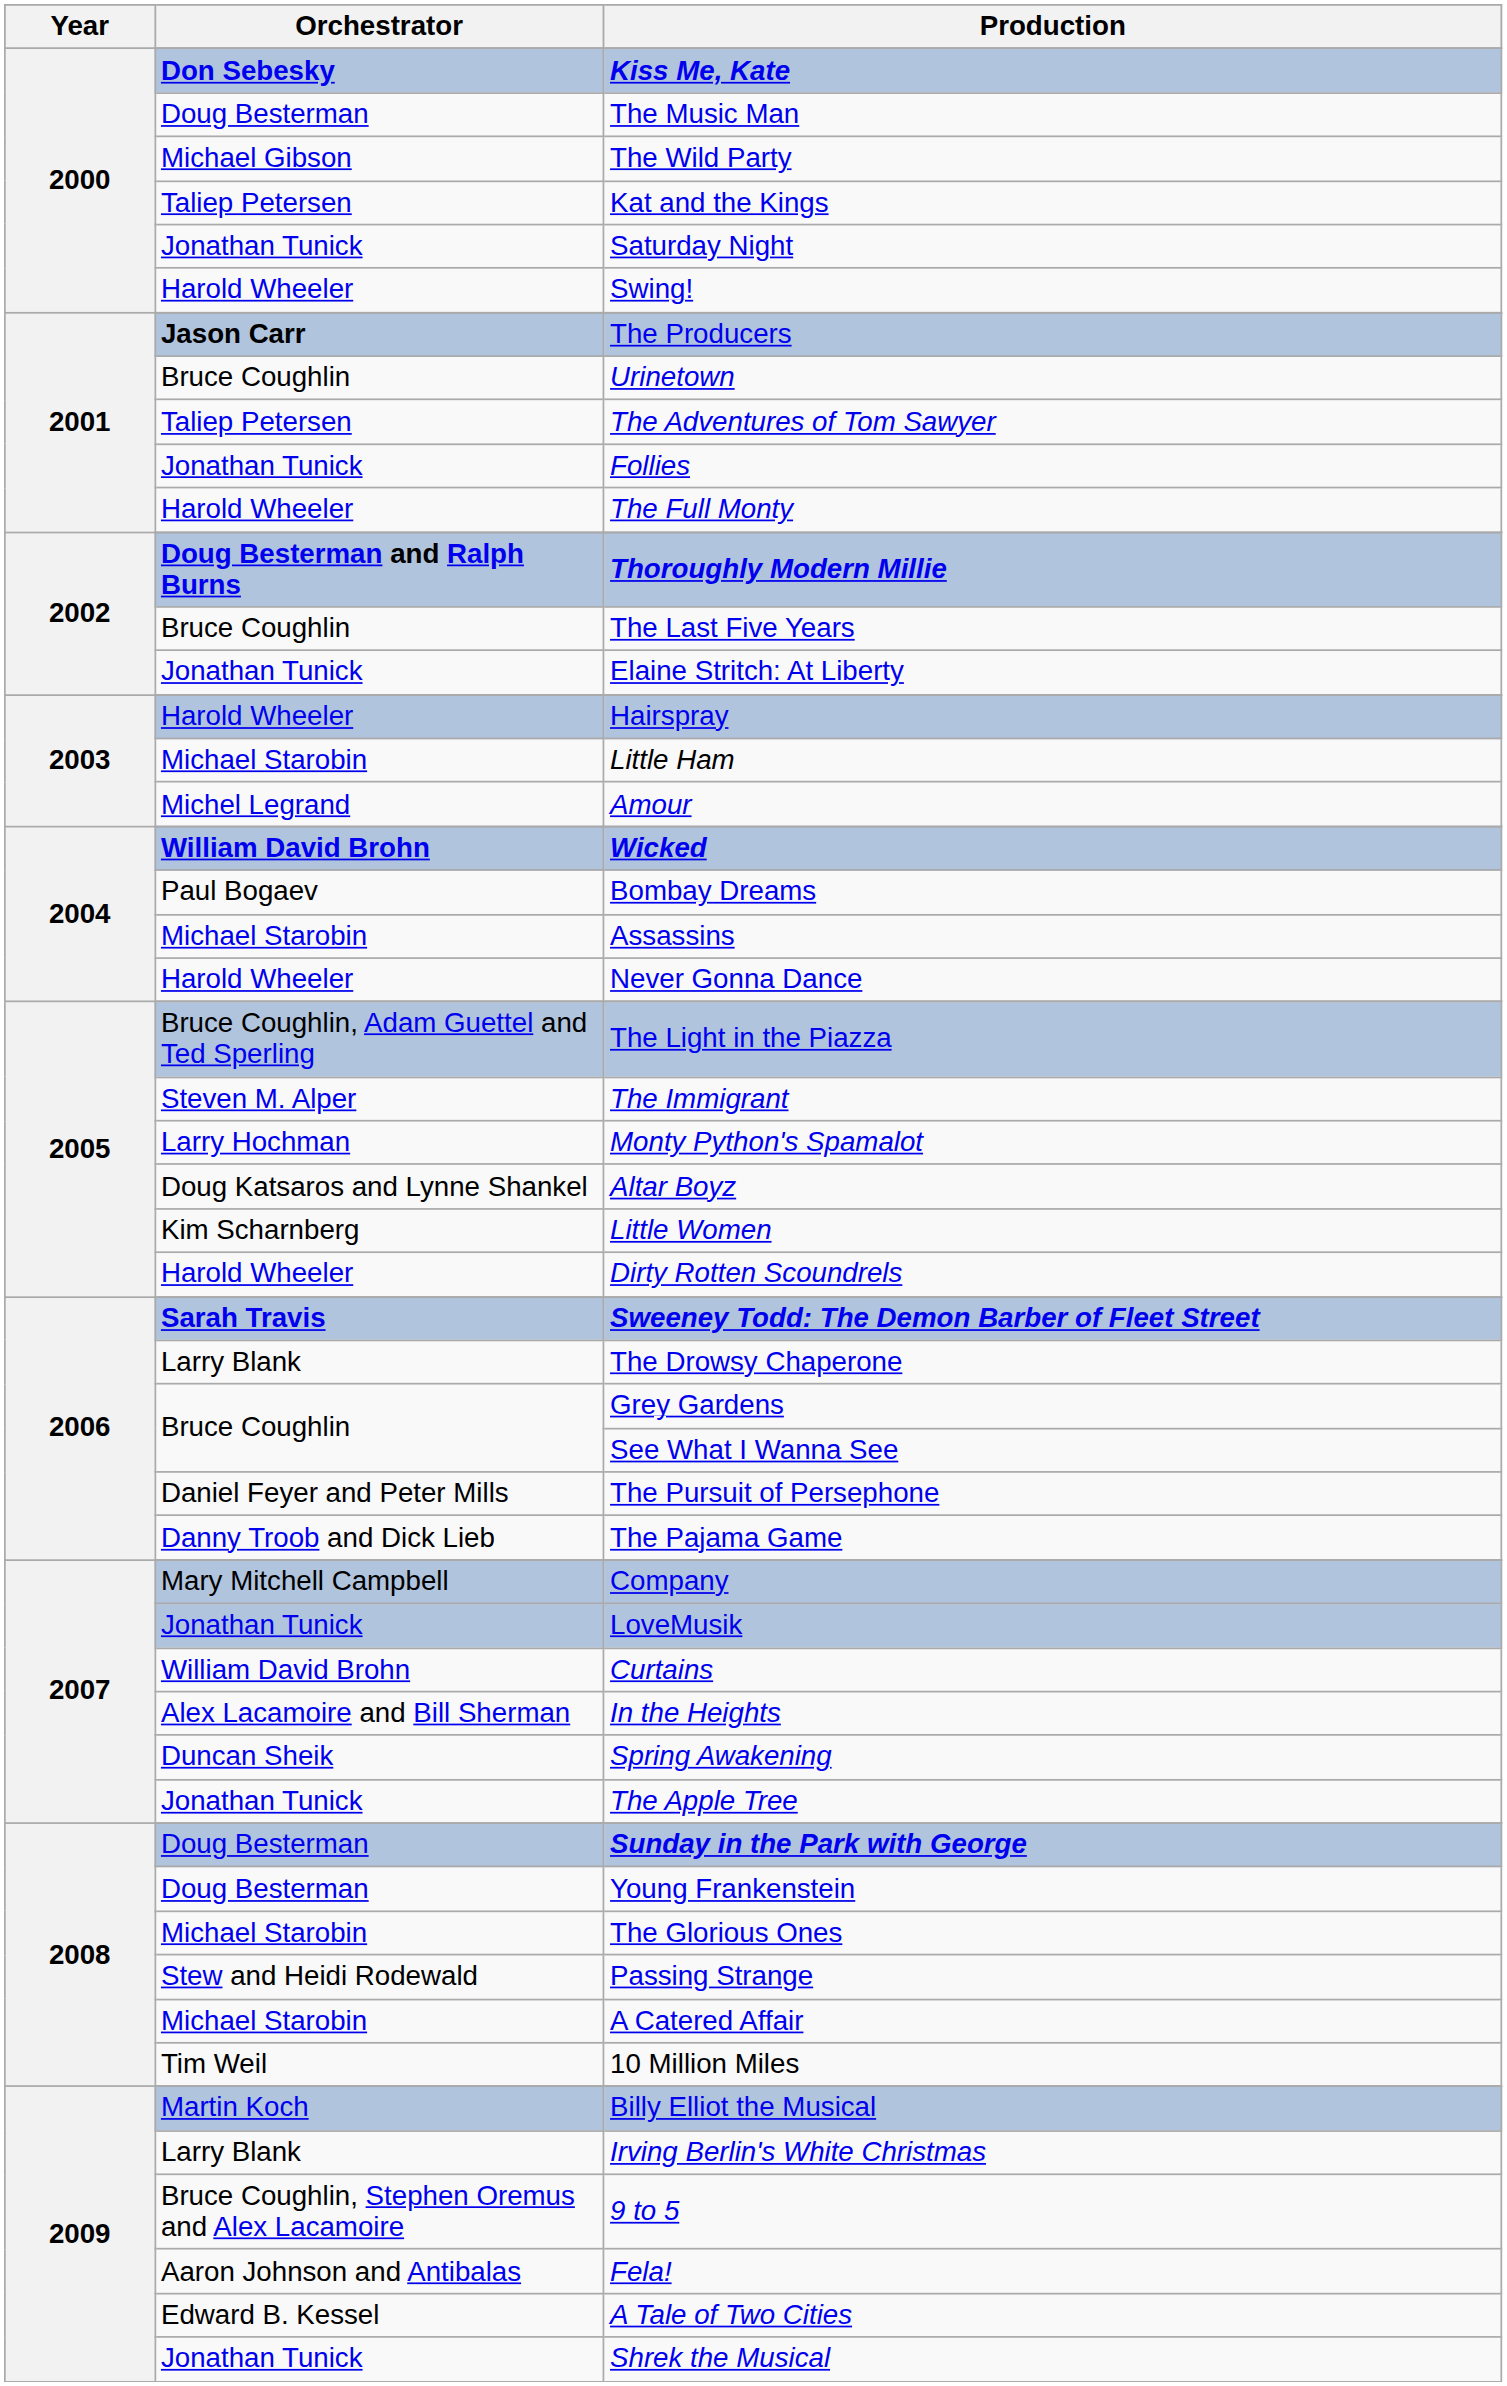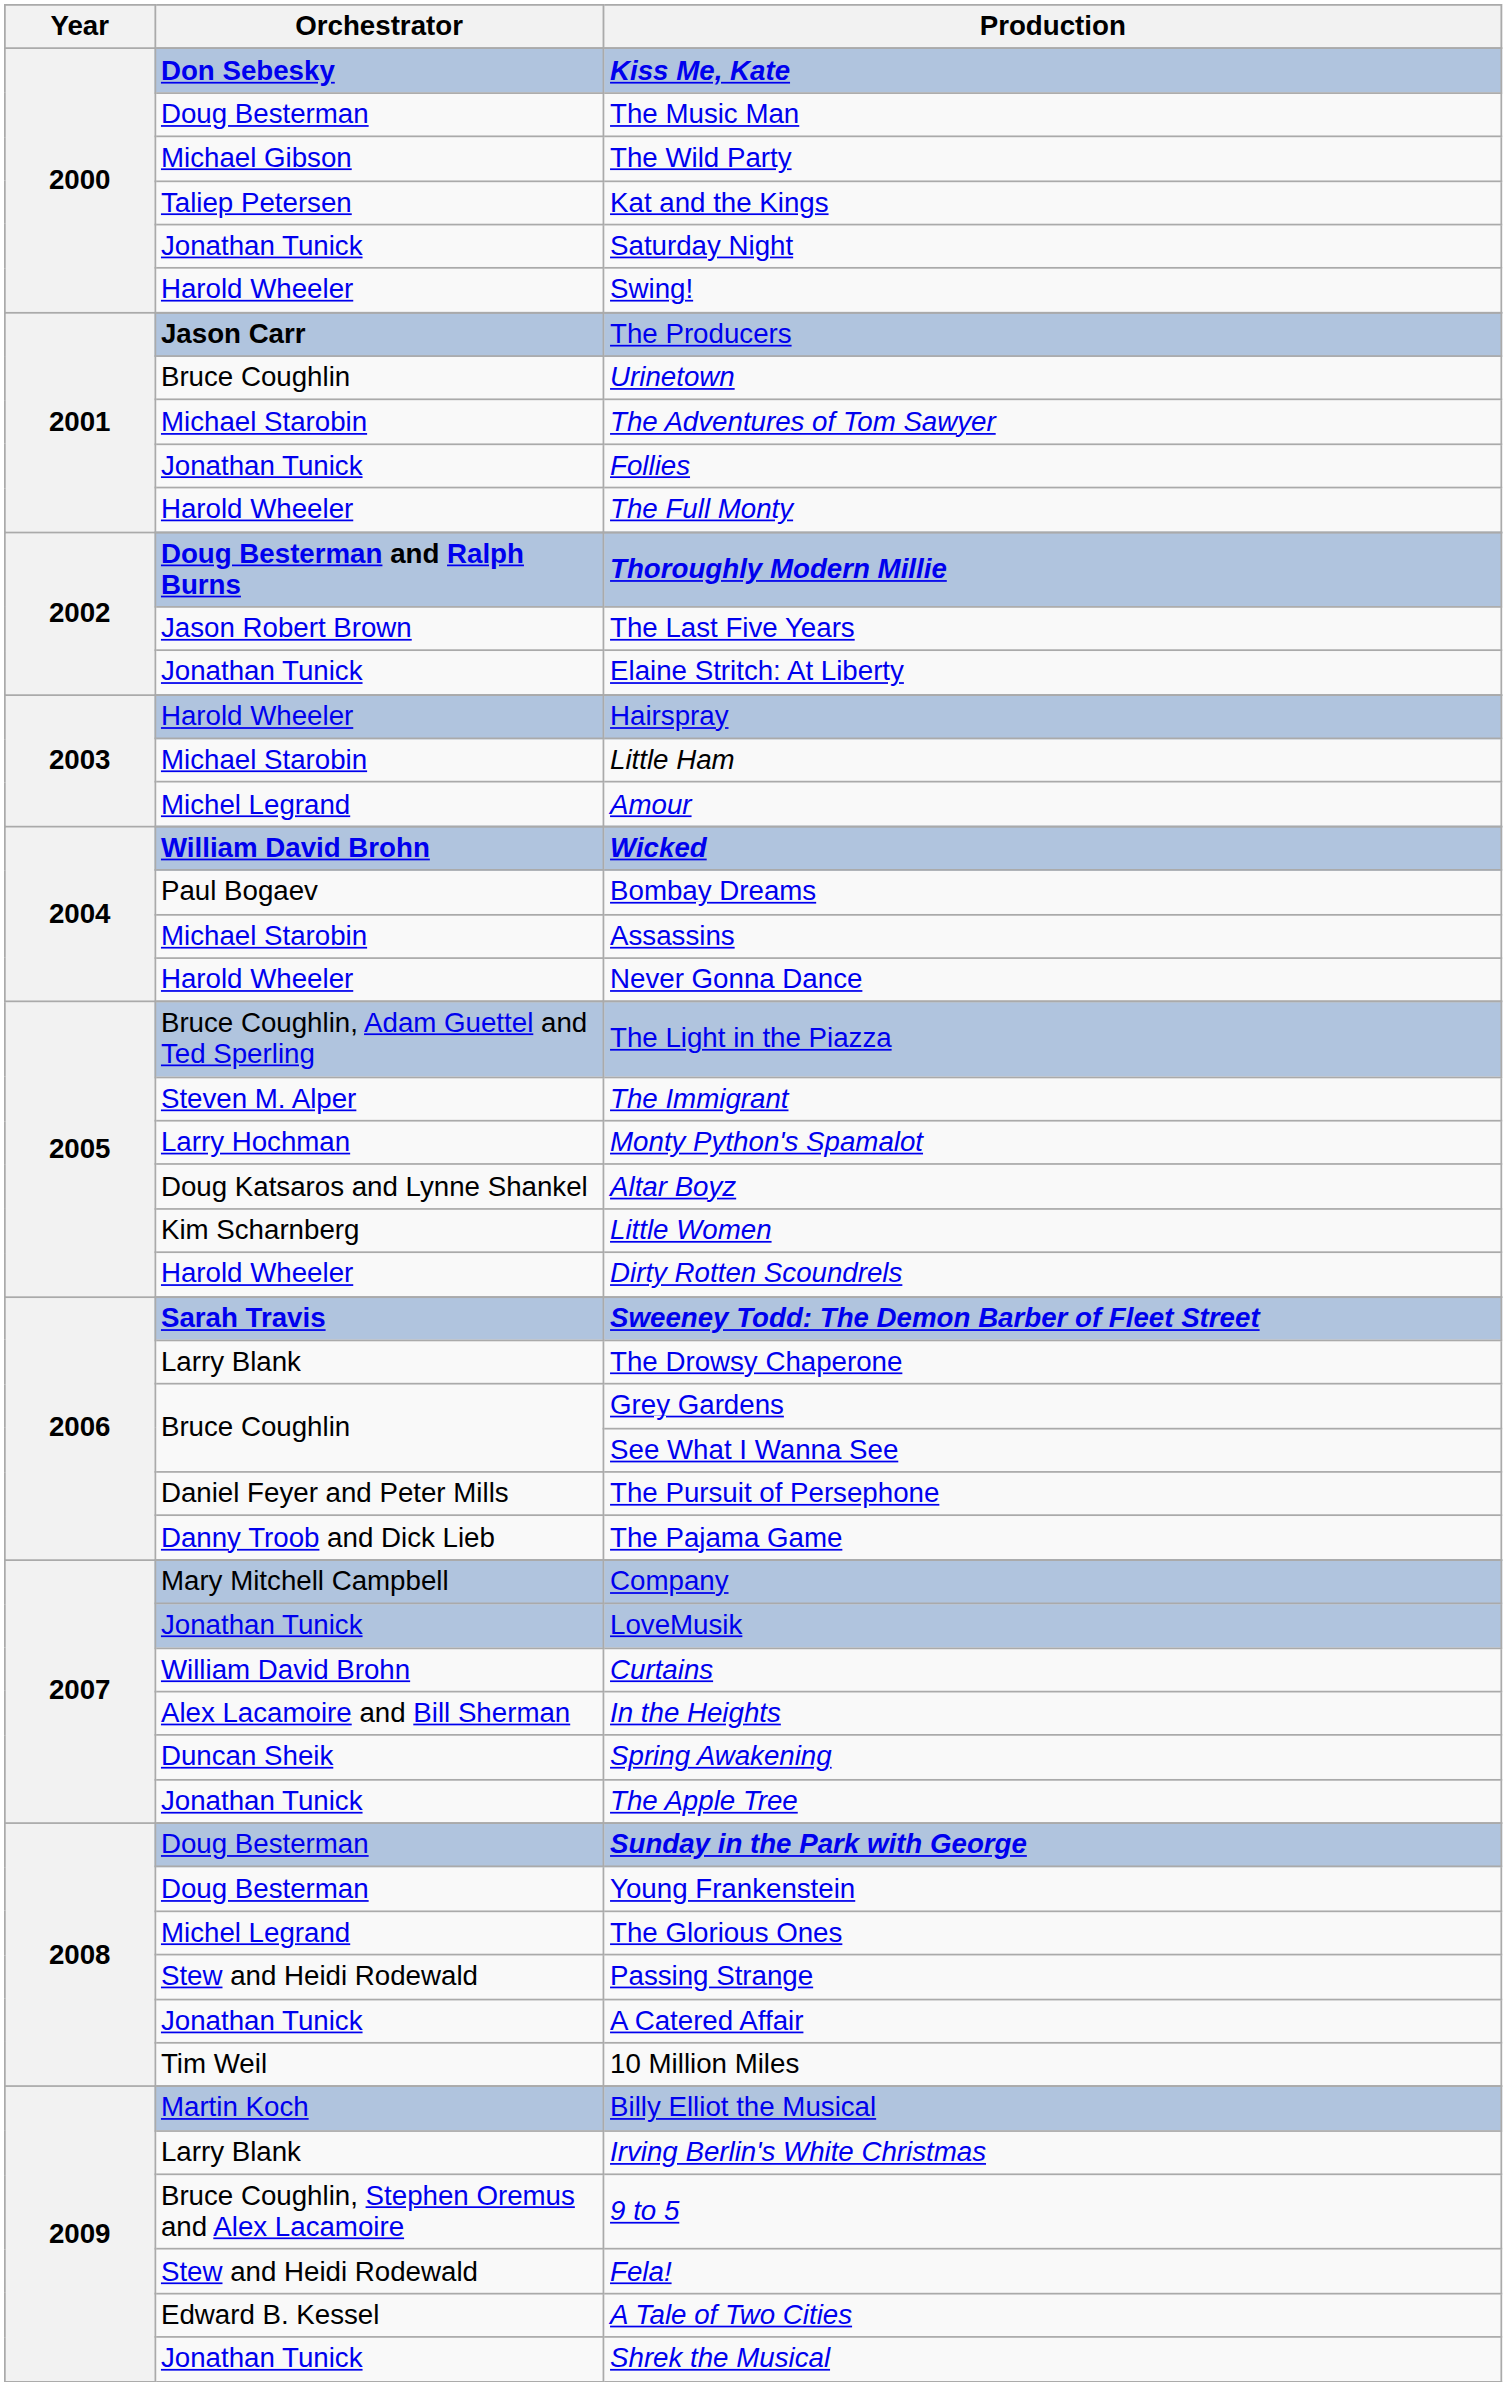(256, 421) Taliep Petersen -> (264, 421) Michael Starobin
(256, 628) Bruce Coughlin -> (286, 628) Jason Robert Brown
(264, 1932) Michael Starobin -> (256, 1932) Michel Legrand
(264, 2020) Michael Starobin -> (262, 2020) Jonathan Tunick
(341, 2270) Aaron Johnson and Antibalas -> (319, 2270) Stew and Heidi Rodewald
